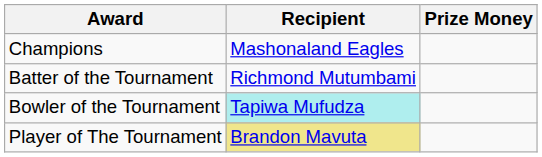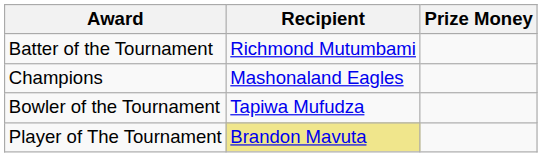rows swapped: (56, 48) <-> (111, 78)
(297, 107) paleturquoise background -> (297, 107) no background
